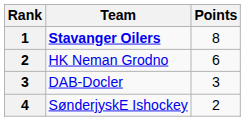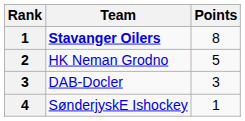(216, 60) 6 -> (216, 60) 5
(216, 104) 2 -> (216, 104) 1
